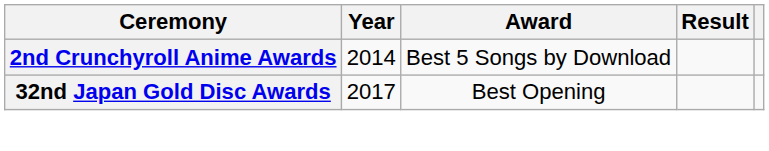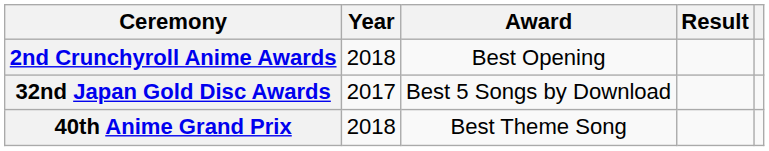(371, 57) 2014 -> (371, 57) 2018
(539, 57) Best 5 Songs by Download -> (539, 57) Best Opening
(539, 92) Best Opening -> (539, 92) Best 5 Songs by Download
+ row: (173, 127)
